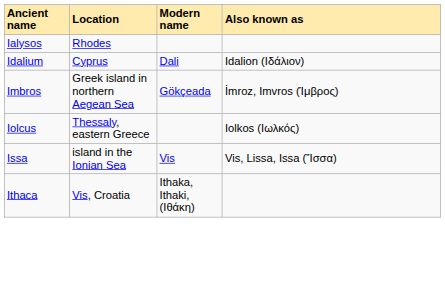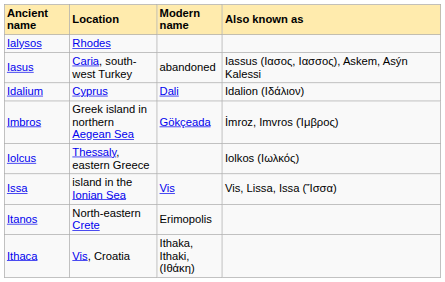+ row: (20, 67)
+ row: (22, 219)
